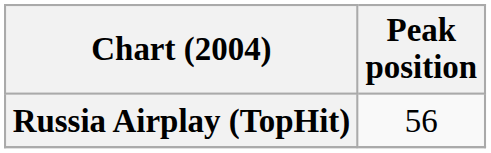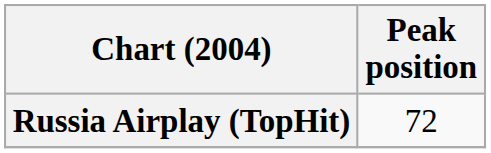(421, 119) 56 -> (421, 119) 72
